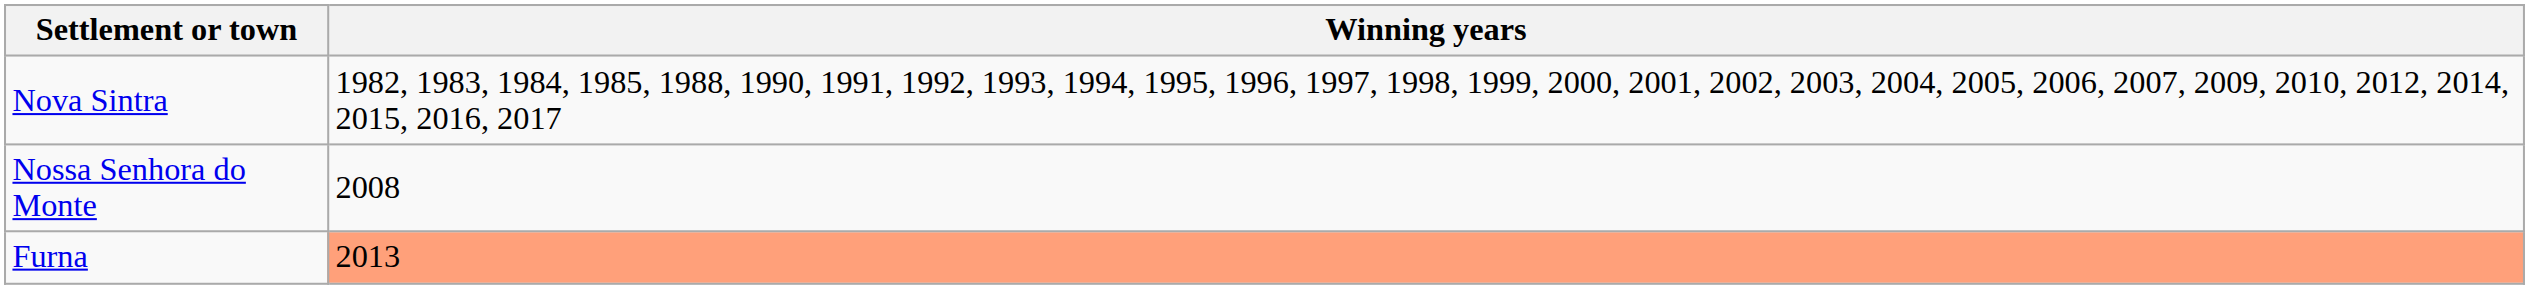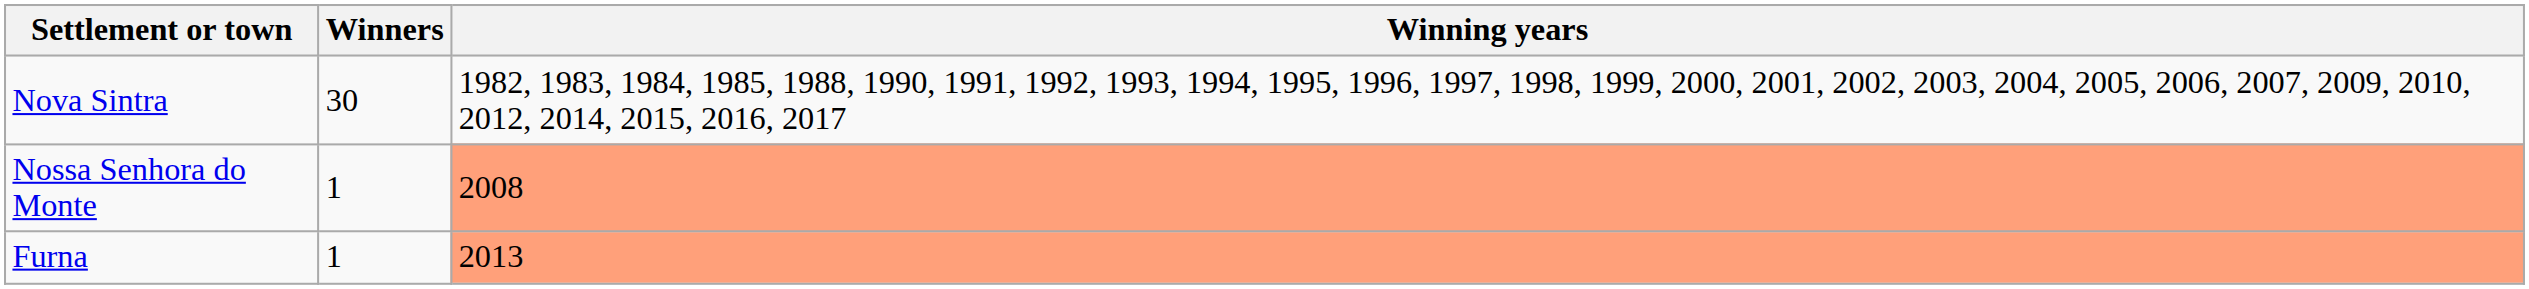+ column: (385, 30)
(368, 187) no background -> (491, 187) lightsalmon background
